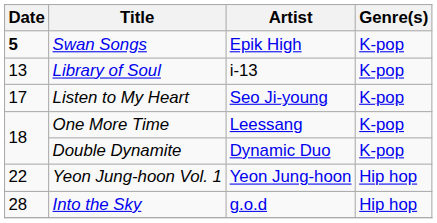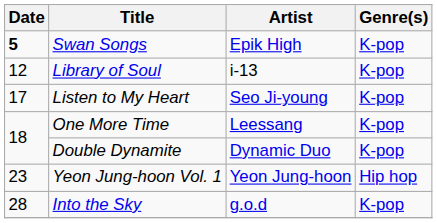(18, 71) 13 -> (18, 71) 12
(18, 177) 22 -> (18, 177) 23
(388, 204) Hip hop -> (382, 204) K-pop
